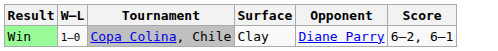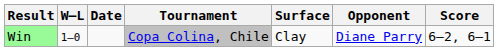+ column: (106, 15)
